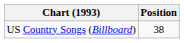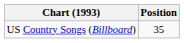(159, 29) 38 -> (159, 29) 35
